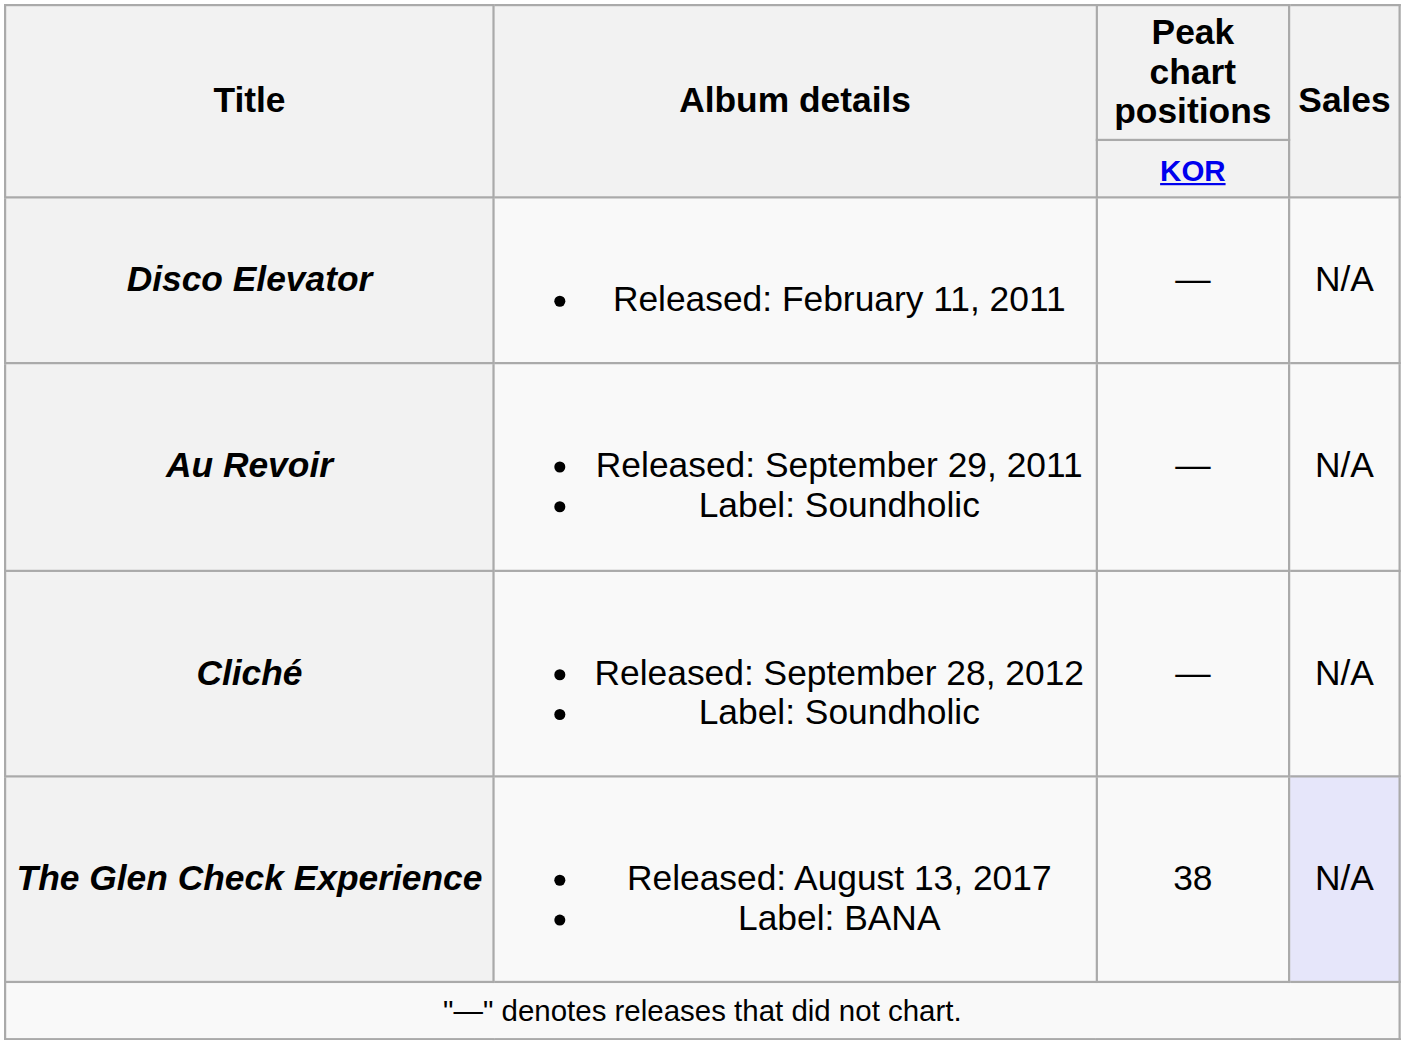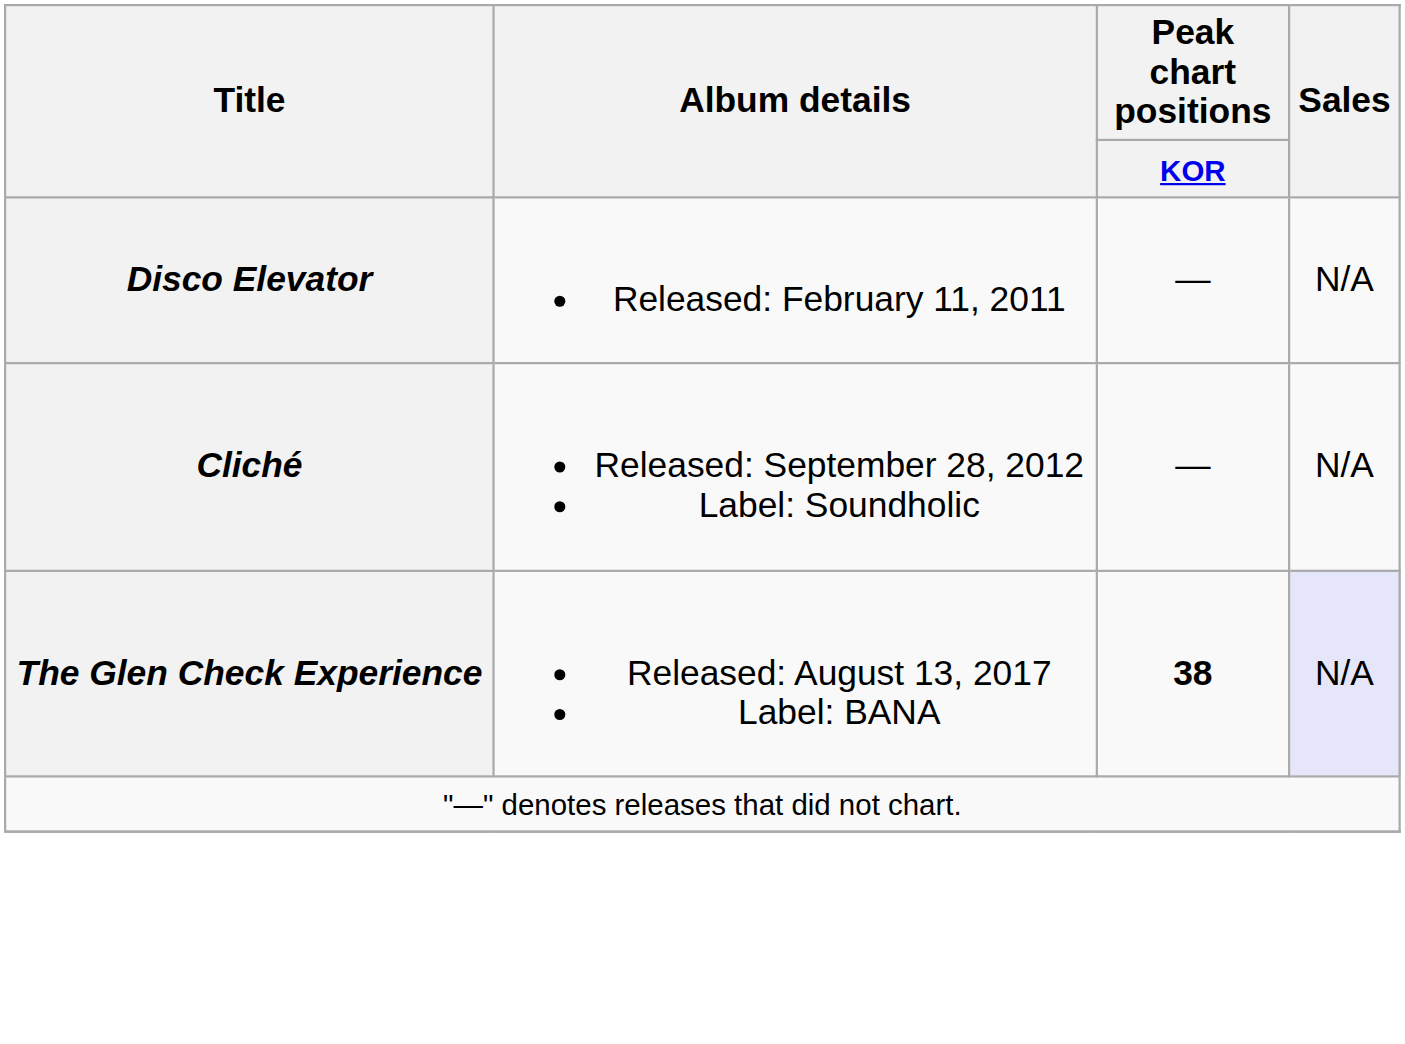- row: (249, 465)
(1193, 878) normal -> (1193, 672) bold
